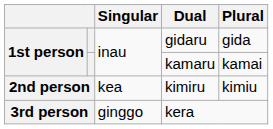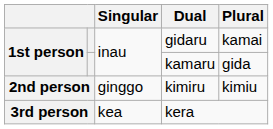(236, 40) gida -> (242, 40) kamai
(242, 64) kamai -> (236, 64) gida
(110, 87) kea -> (120, 87) ginggo
(120, 111) ginggo -> (110, 111) kea
